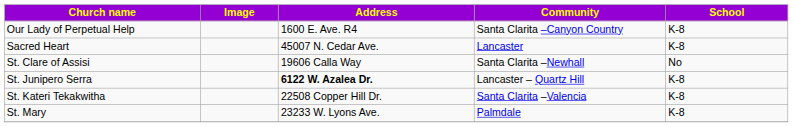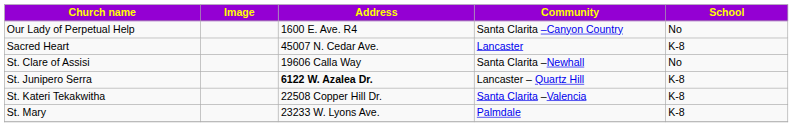(676, 29) K-8 -> (675, 29) No
